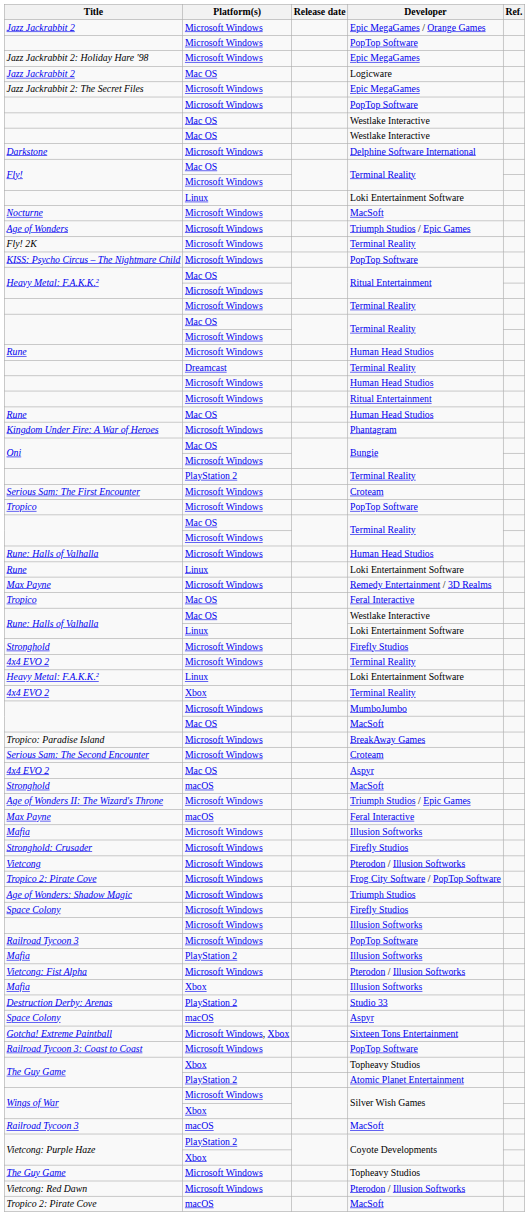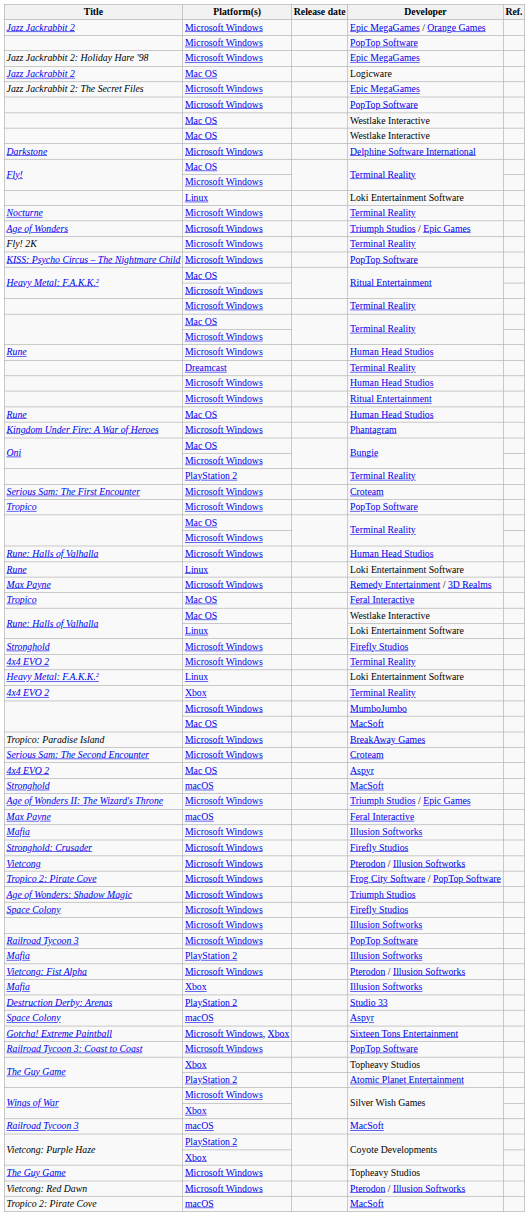(367, 213) MacSoft -> (383, 213) Terminal Reality
